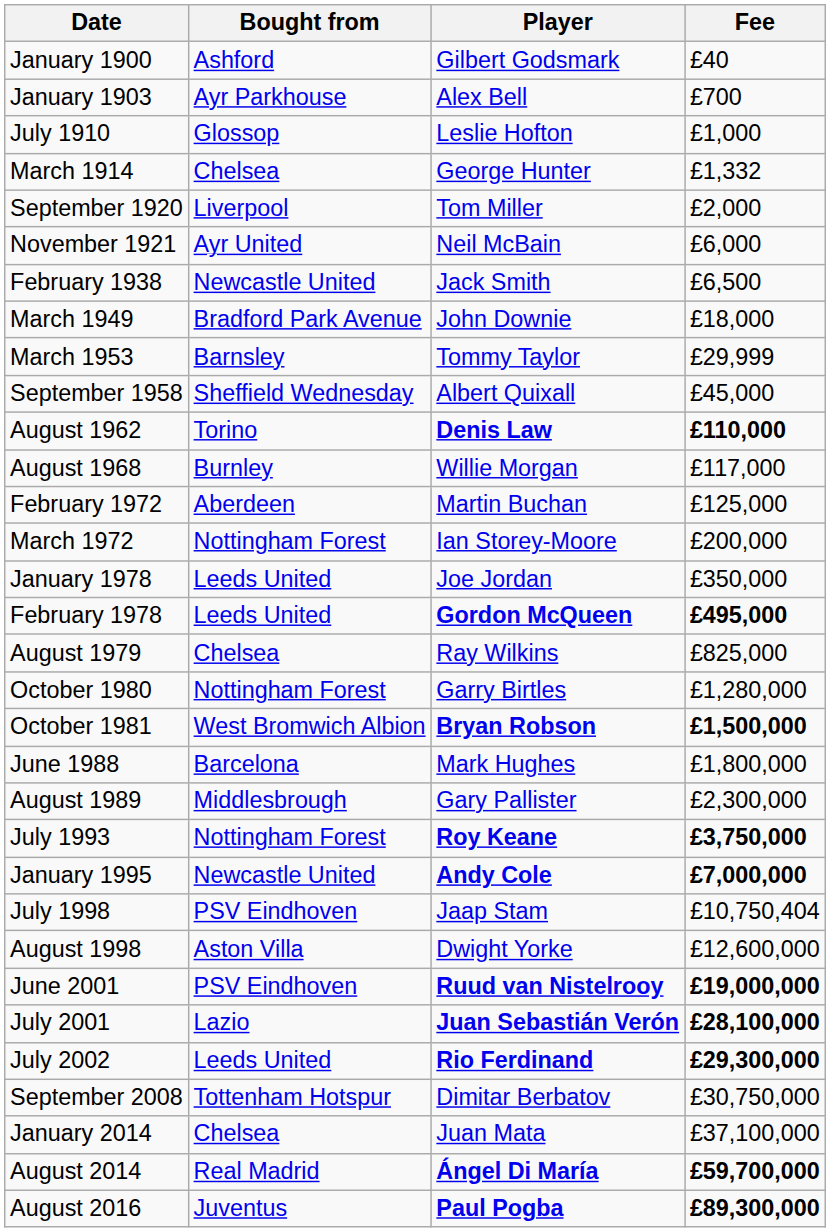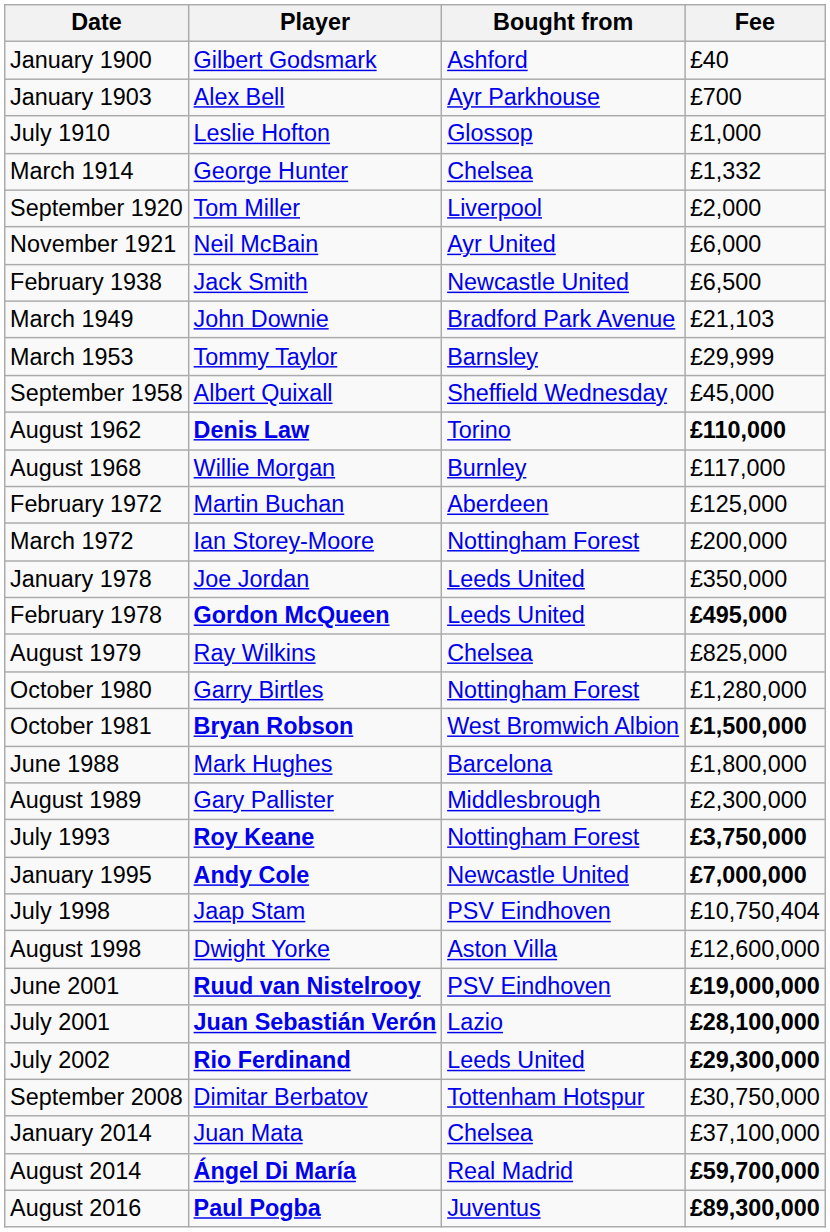columns swapped: (558, 23) <-> (310, 23)
(732, 319) £18,000 -> (732, 319) £21,103
